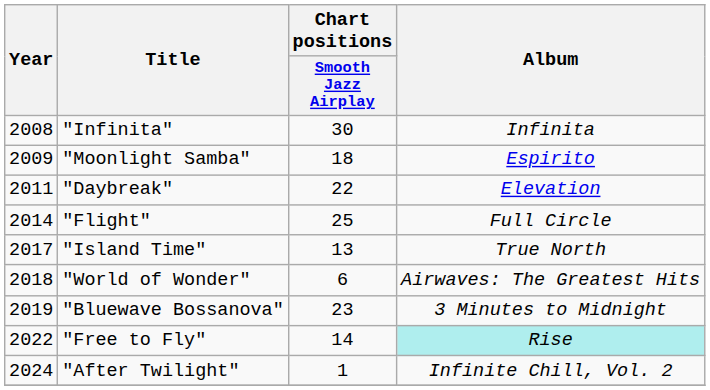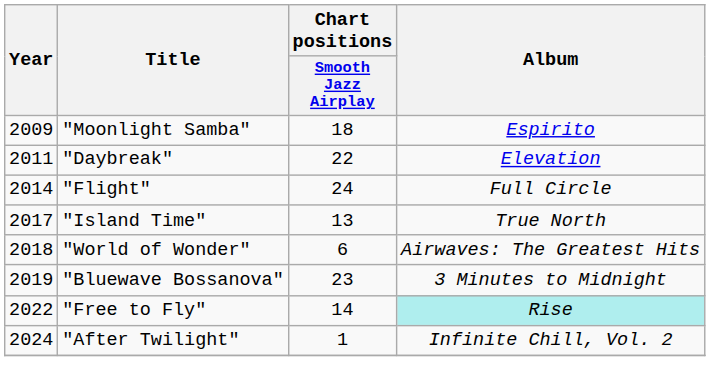- row: (118, 130)
(342, 220) 25 -> (342, 190) 24
